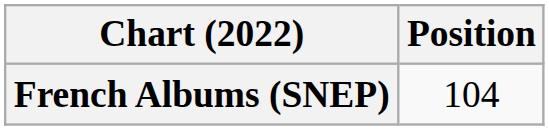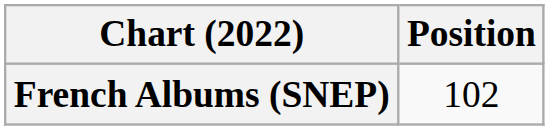(471, 93) 104 -> (471, 93) 102
